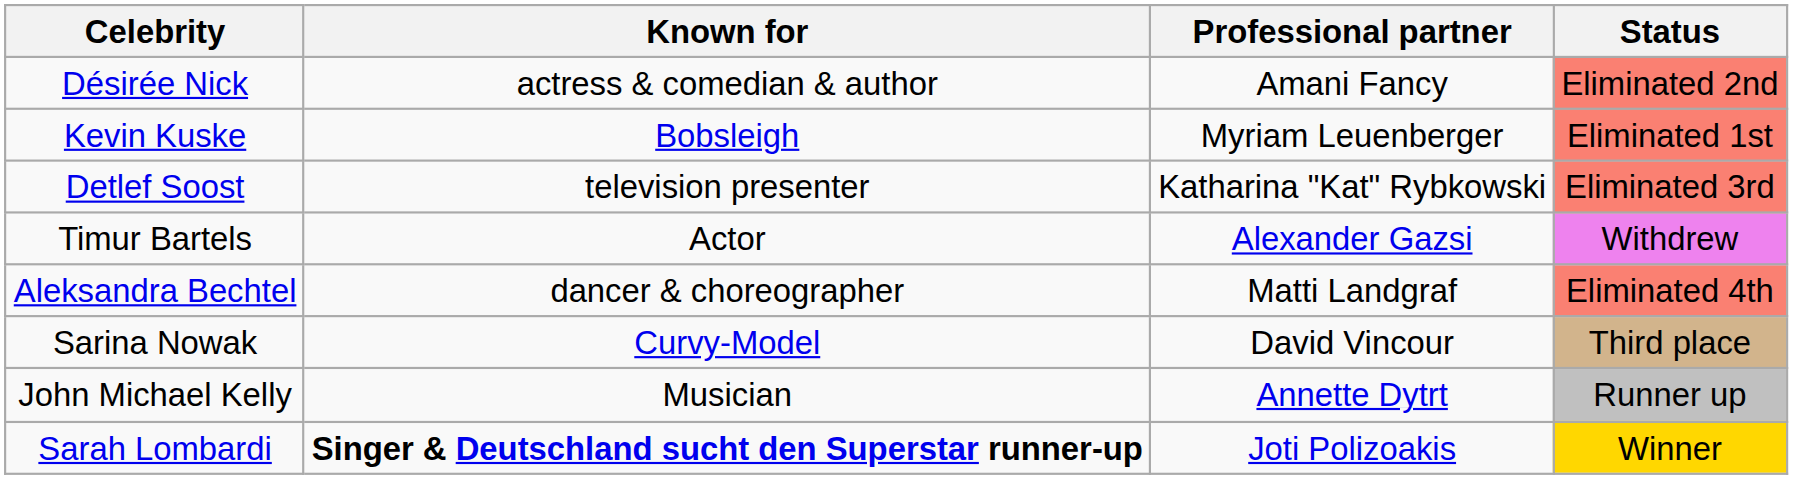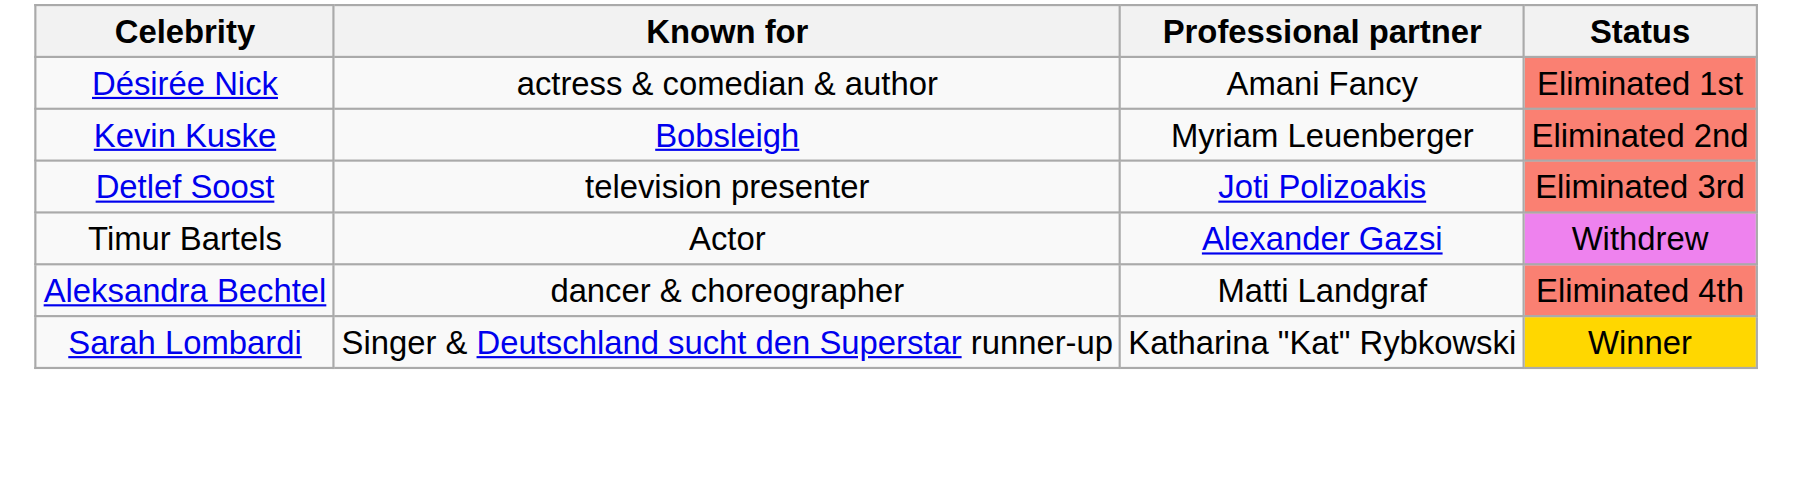(1670, 83) Eliminated 2nd -> (1640, 83) Eliminated 1st
(1670, 135) Eliminated 1st -> (1640, 135) Eliminated 2nd
(1352, 187) Katharina "Kat" Rybkowski -> (1322, 187) Joti Polizoakis
- row: (155, 343)
- row: (155, 395)
(727, 447) bold -> (727, 343) normal
(1352, 447) Joti Polizoakis -> (1322, 343) Katharina "Kat" Rybkowski
